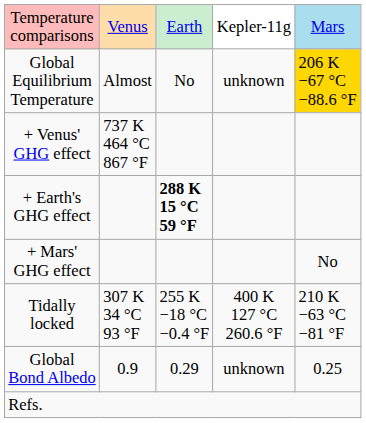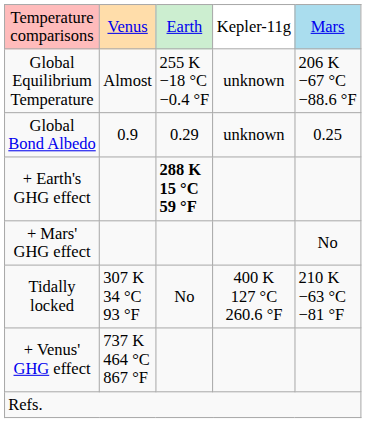(184, 80) No -> (184, 80) 255 K −18 °C −0.4 °F
(328, 80) gold background -> (328, 80) no background
rows swapped: (52, 144) <-> (52, 369)
(184, 315) 255 K −18 °C −0.4 °F -> (184, 296) No
